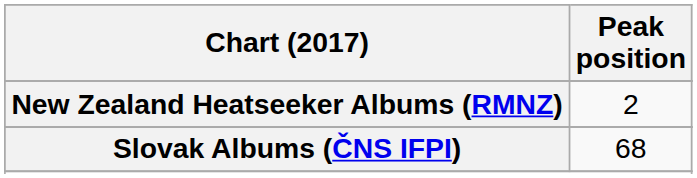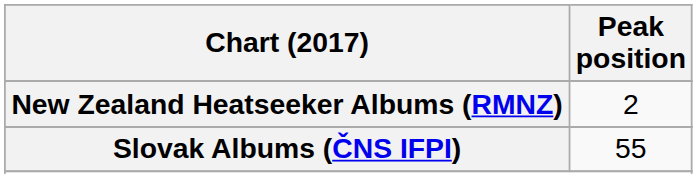(631, 148) 68 -> (631, 148) 55
